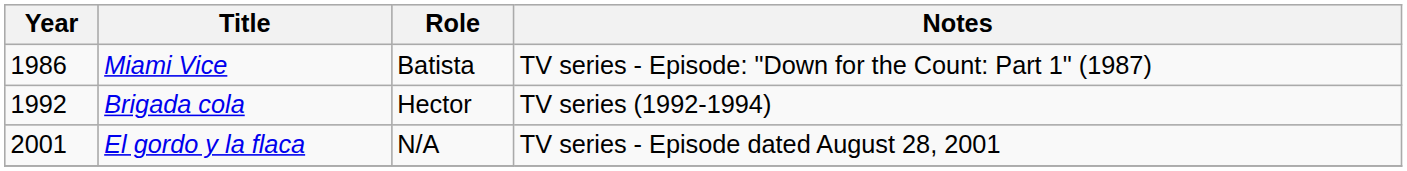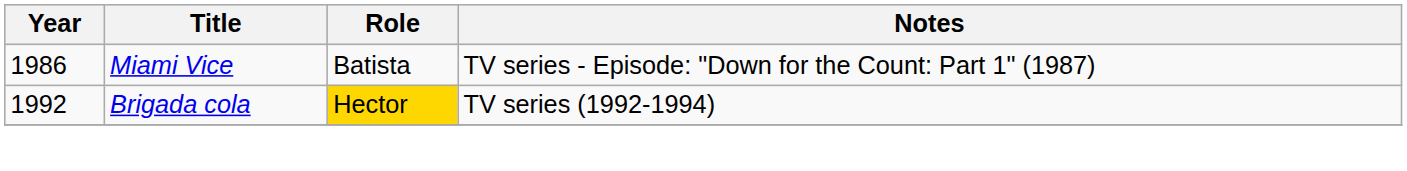(434, 104) no background -> (370, 104) gold background
- row: (205, 144)
